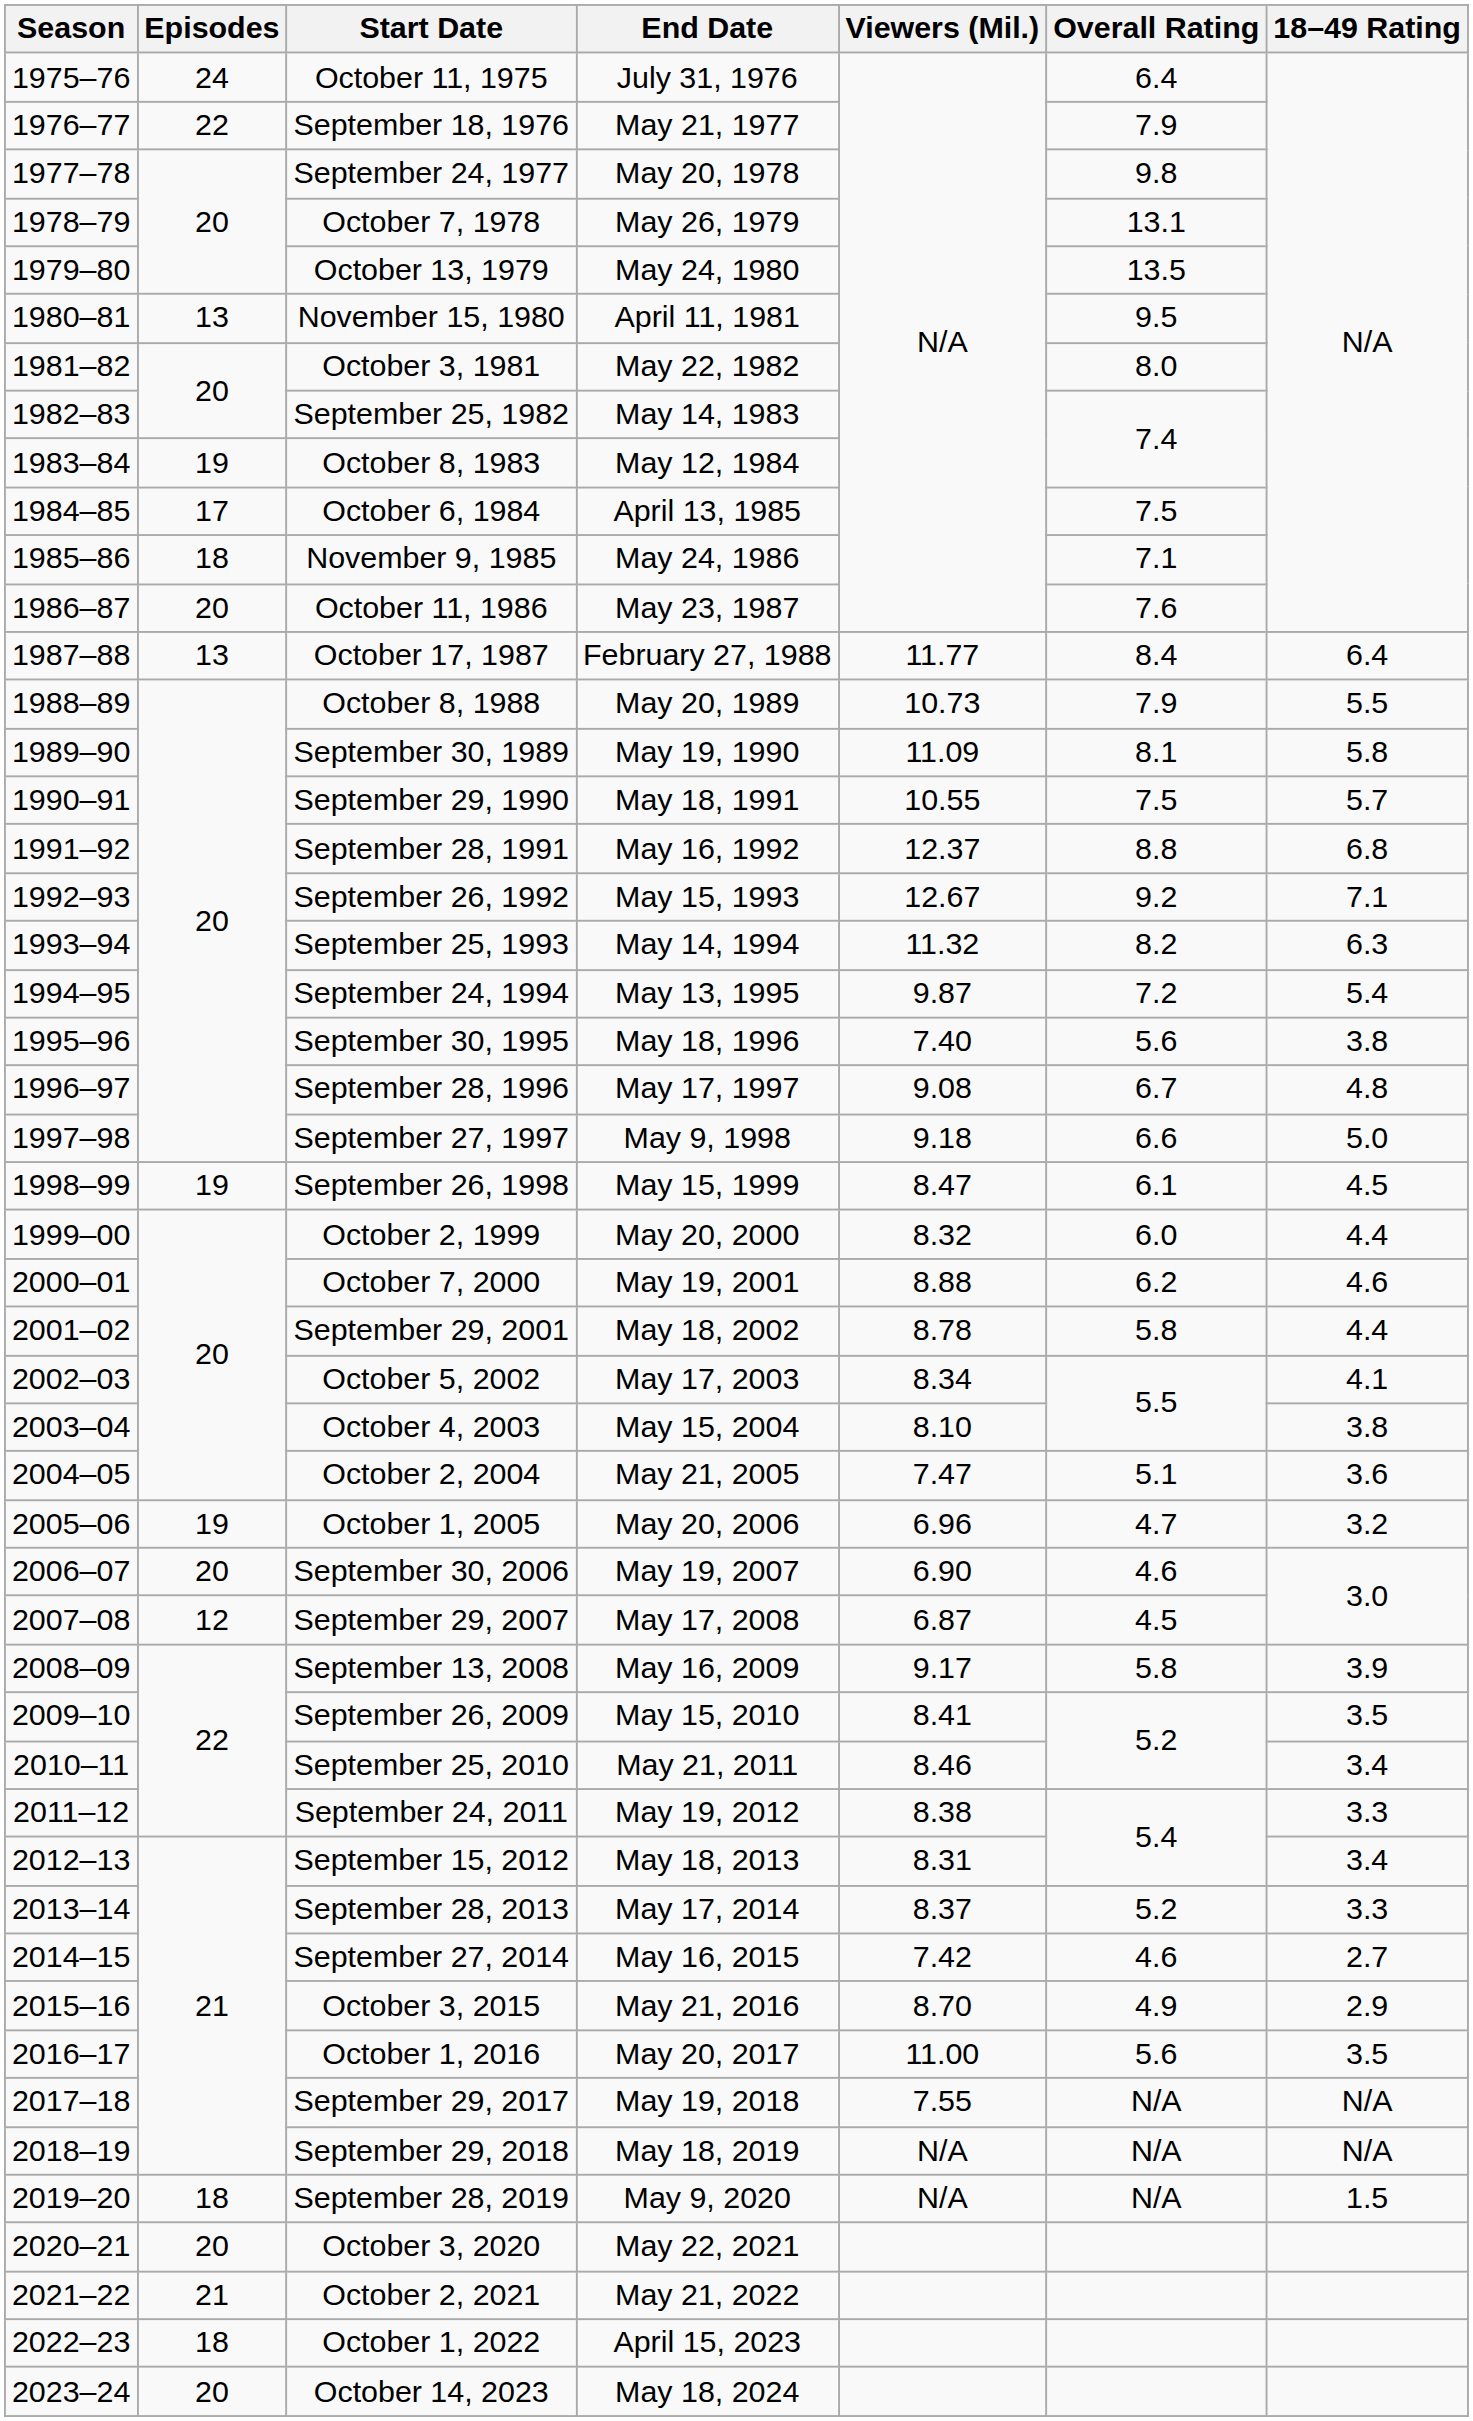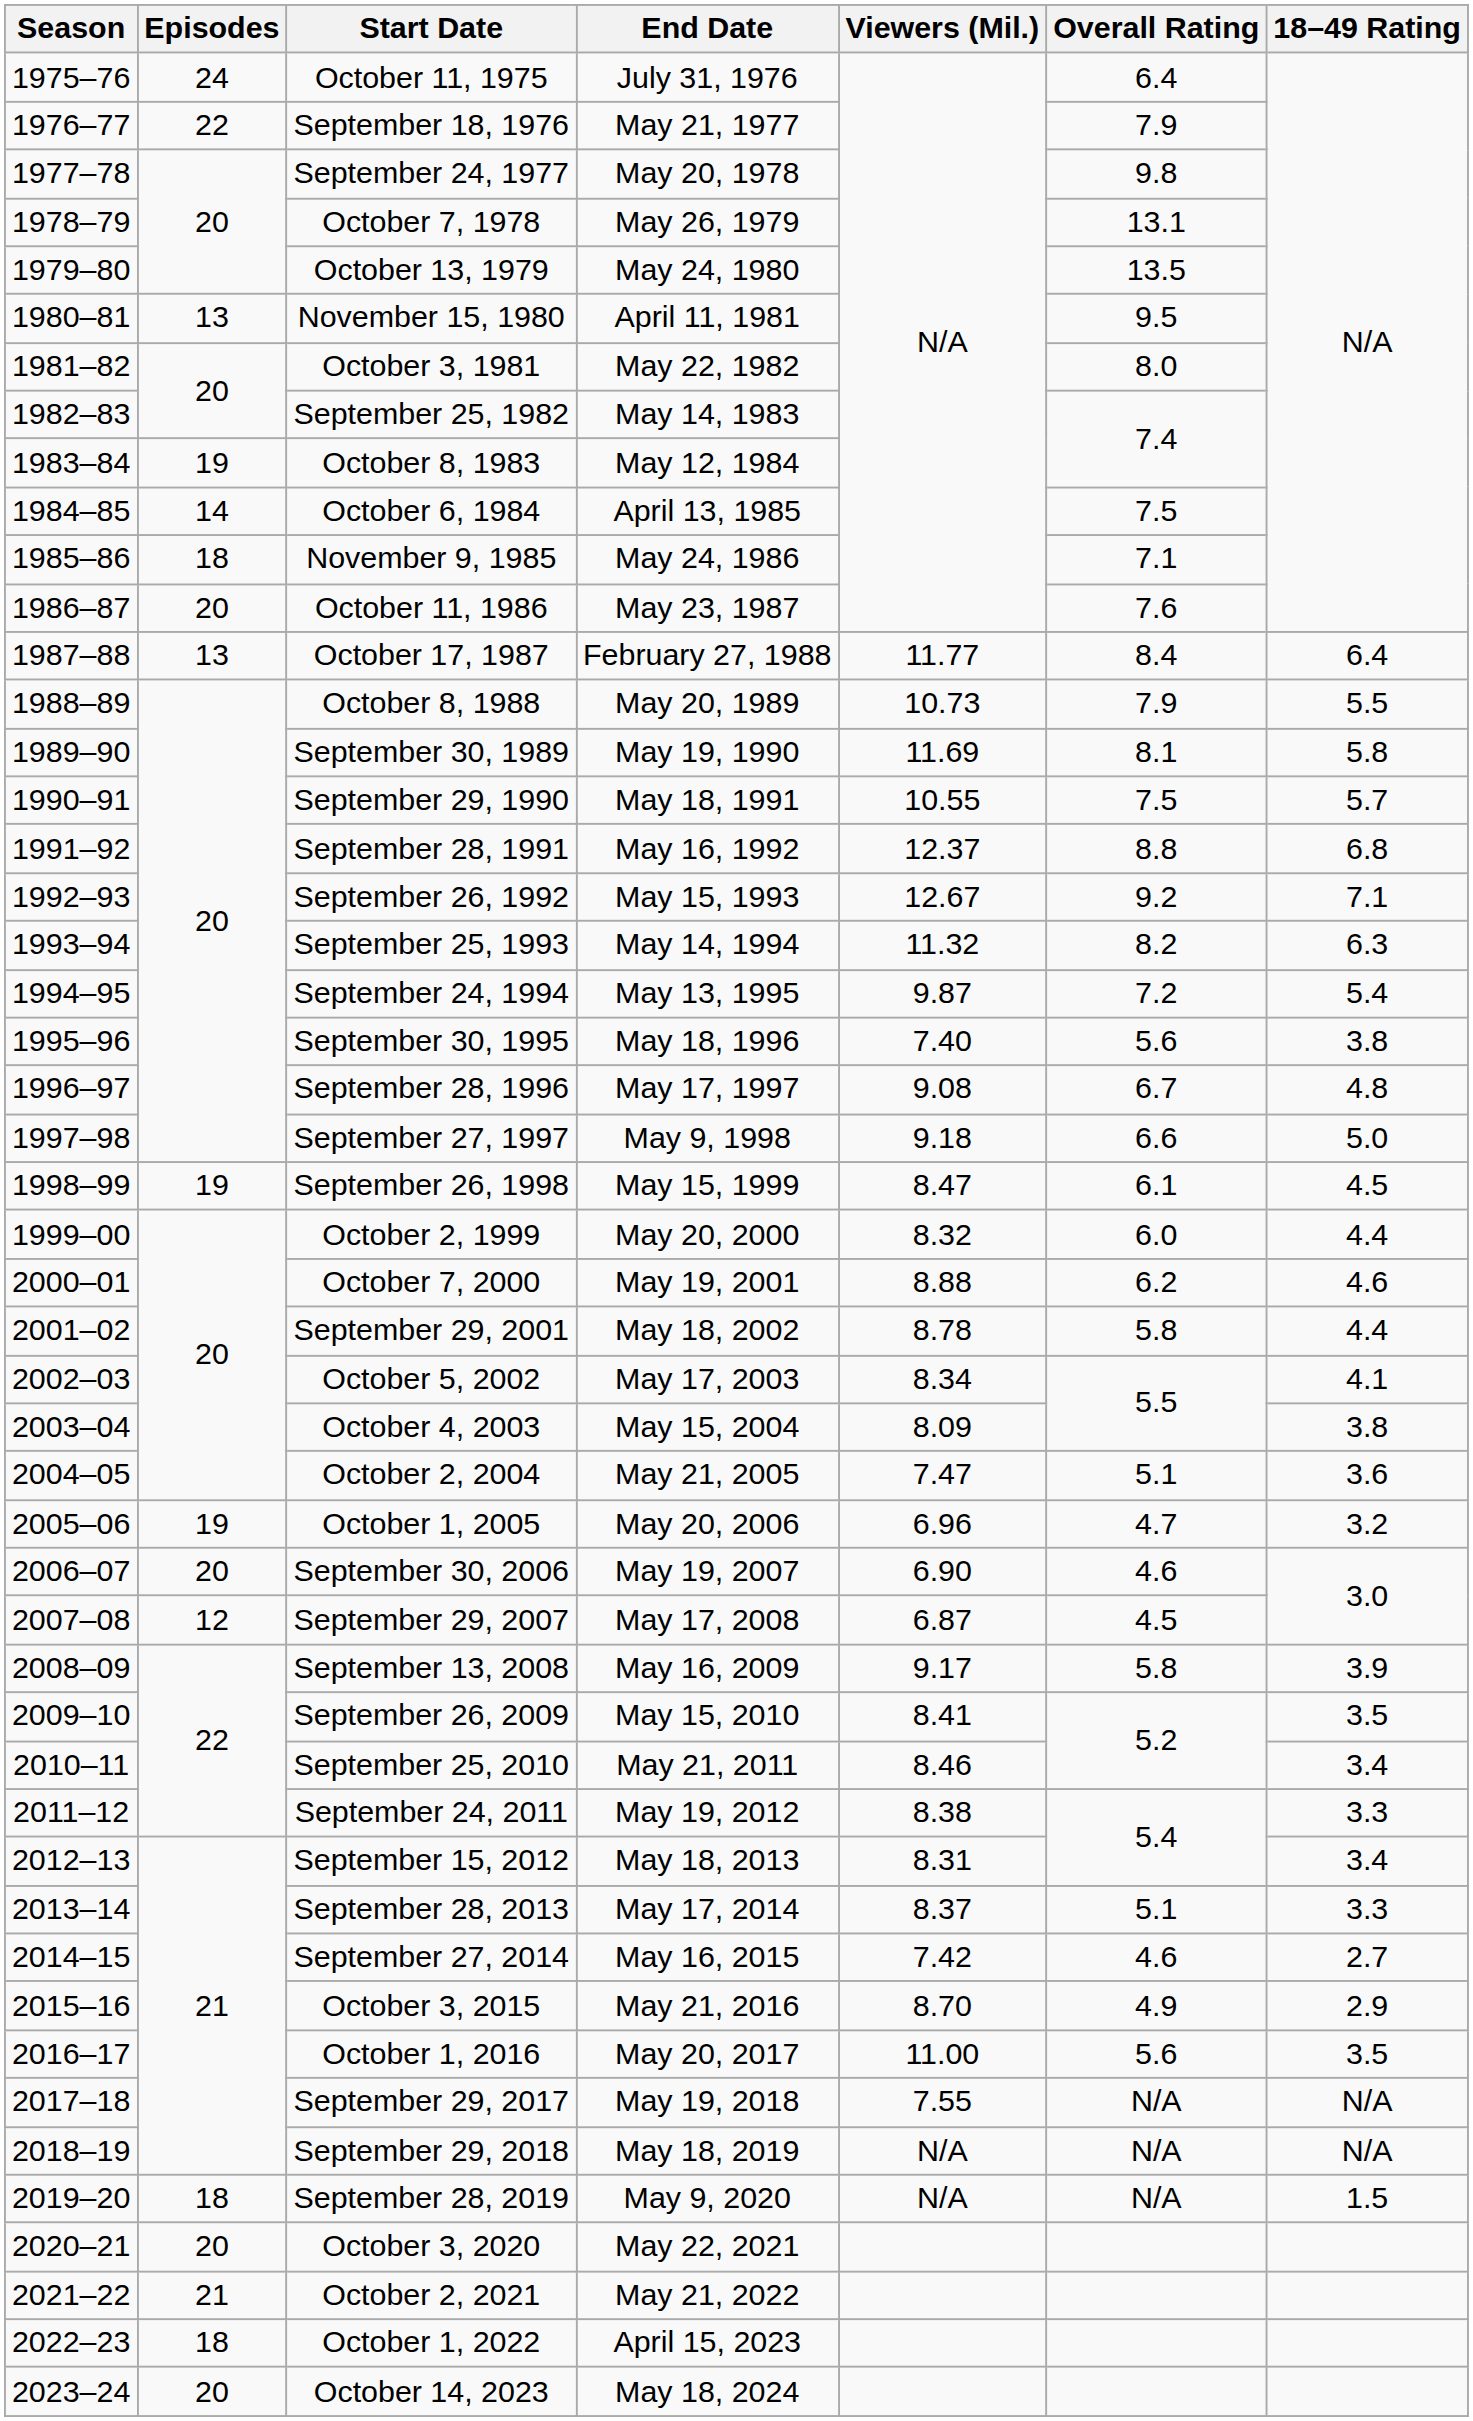(212, 510) 17 -> (212, 510) 14
(942, 751) 11.09 -> (942, 751) 11.69
(942, 1426) 8.10 -> (942, 1426) 8.09
(1156, 1908) 5.2 -> (1156, 1908) 5.1
